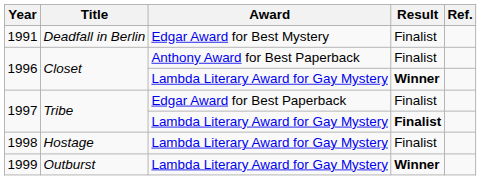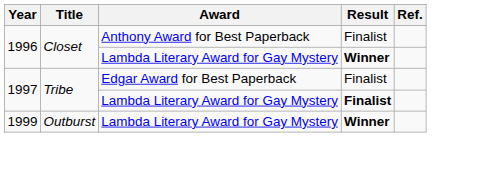- row: (22, 36)
- row: (22, 143)
